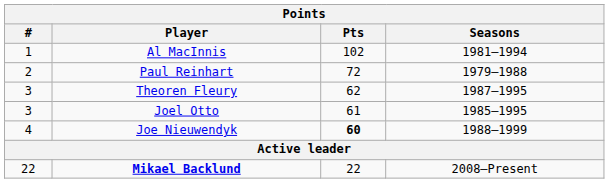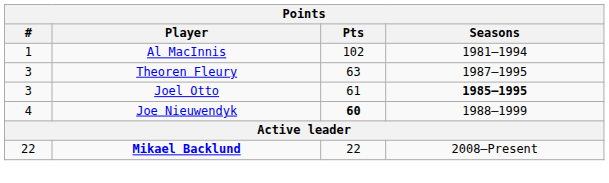- row: (187, 73)
(353, 92) 62 -> (353, 73) 63
(495, 111) normal -> (495, 92) bold
